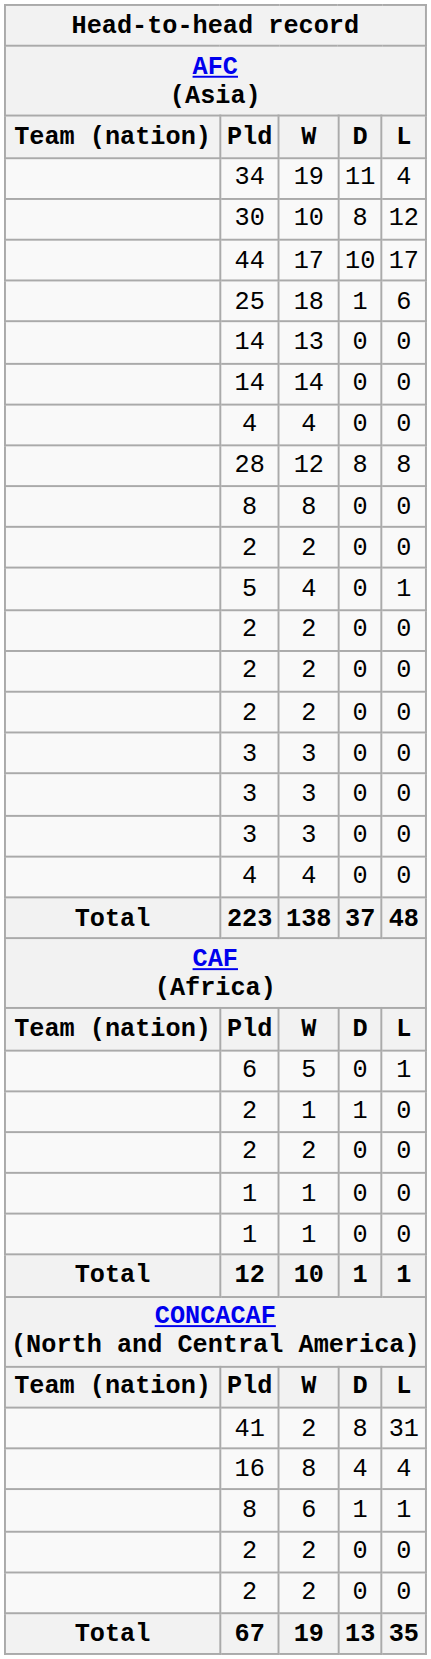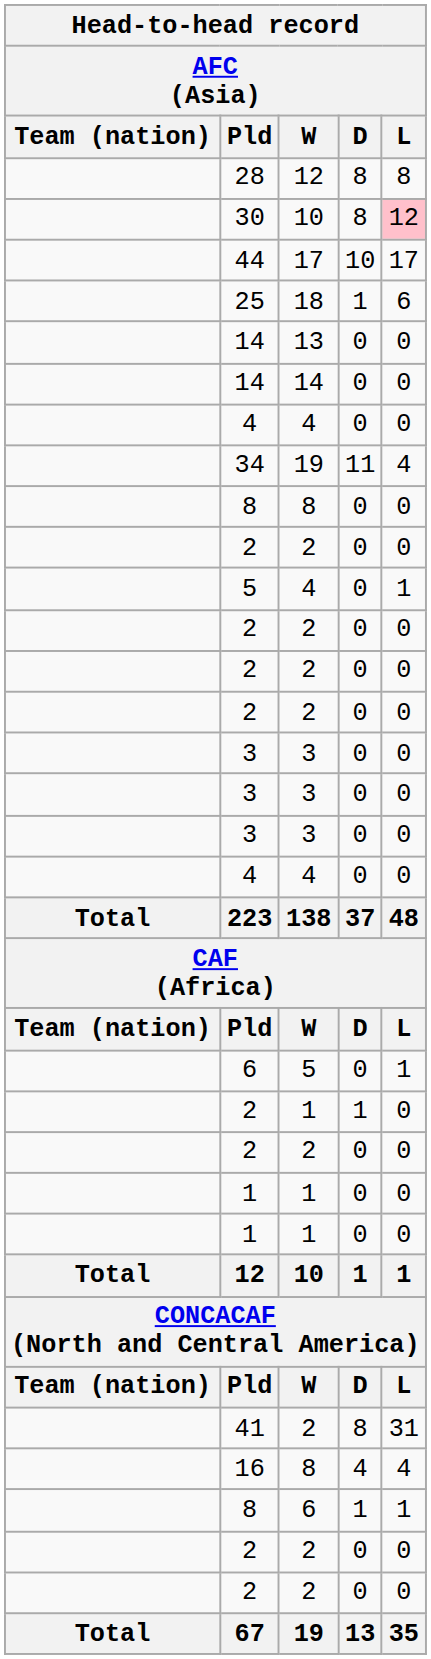rows swapped: (250, 178) <-> (250, 466)
(404, 219) no background -> (404, 219) pink background
